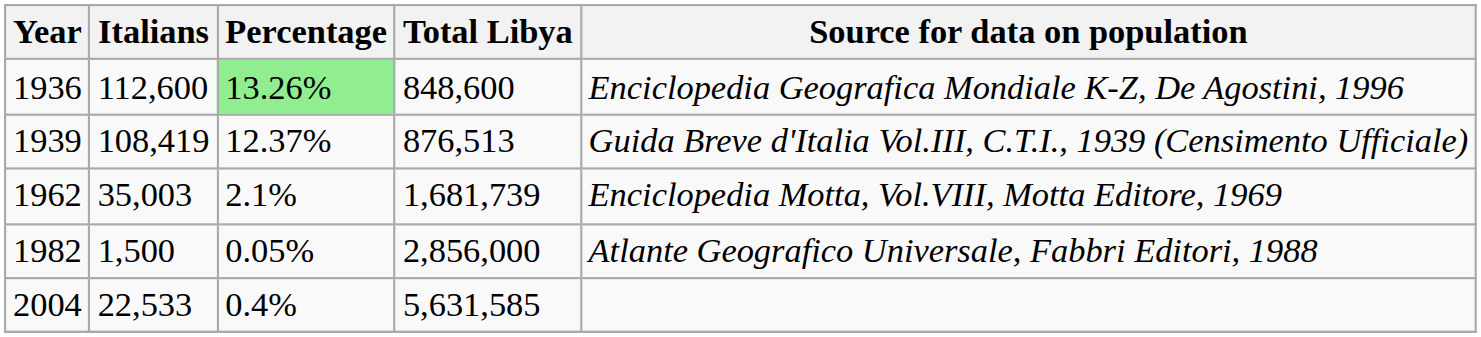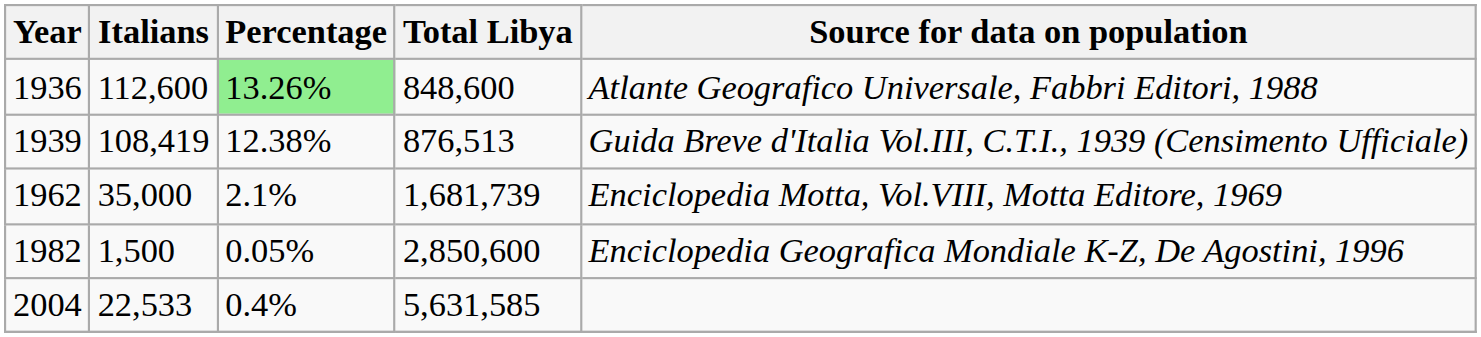(996, 86) Enciclopedia Geografica Mondiale K-Z, De Agostini, 1996 -> (953, 86) Atlante Geografico Universale, Fabbri Editori, 1988
(278, 140) 12.37% -> (278, 140) 12.38%
(145, 195) 35,003 -> (145, 195) 35,000
(472, 250) 2,856,000 -> (472, 250) 2,850,600
(953, 250) Atlante Geografico Universale, Fabbri Editori, 1988 -> (996, 250) Enciclopedia Geografica Mondiale K-Z, De Agostini, 1996
